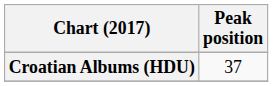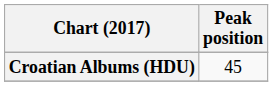(233, 66) 37 -> (233, 66) 45
